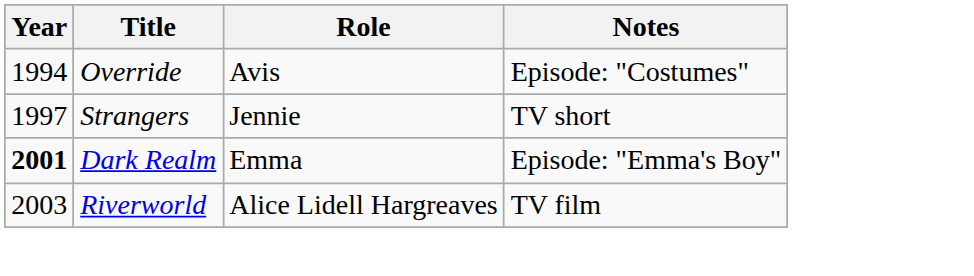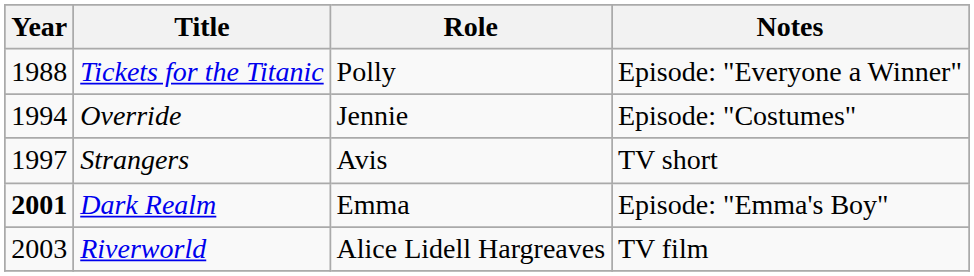+ row: (202, 71)
(255, 71) Avis -> (372, 115) Jennie
(265, 115) Jennie -> (362, 159) Avis
